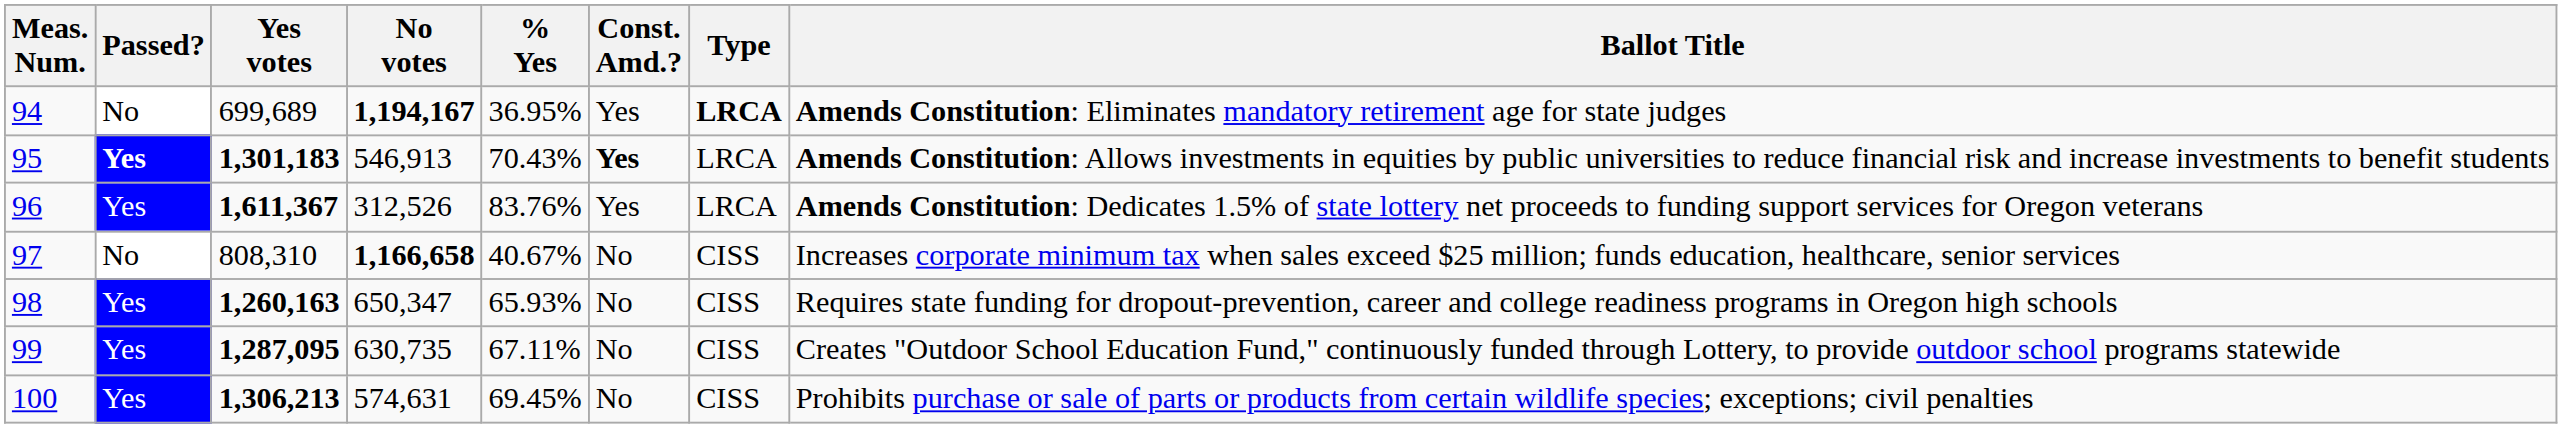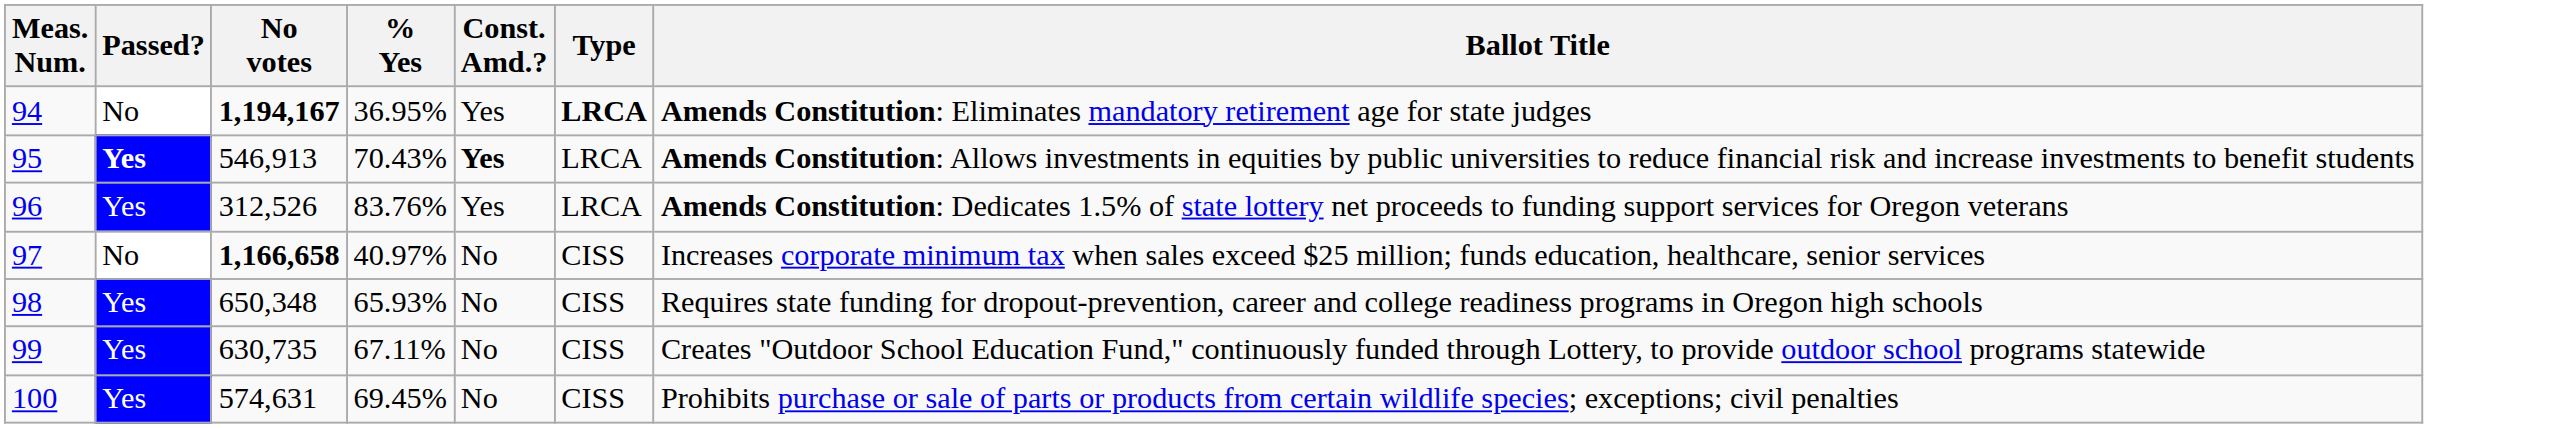- column: (279, 45)
(535, 254) 40.67% -> (400, 254) 40.97%
(403, 302) 650,347 -> (268, 302) 650,348
